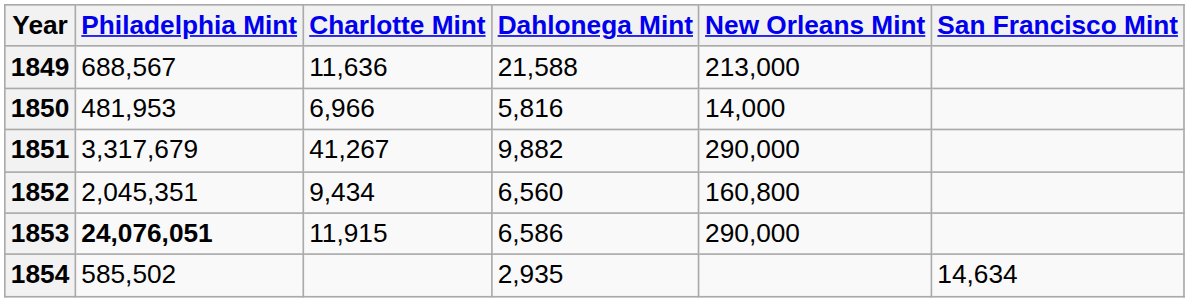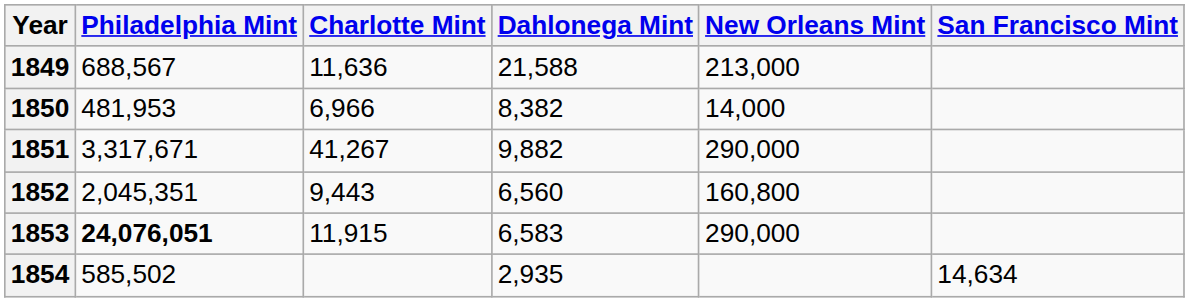(531, 108) 5,816 -> (531, 108) 8,382
(140, 150) 3,317,679 -> (140, 150) 3,317,671
(342, 191) 9,434 -> (342, 191) 9,443
(531, 233) 6,586 -> (531, 233) 6,583
